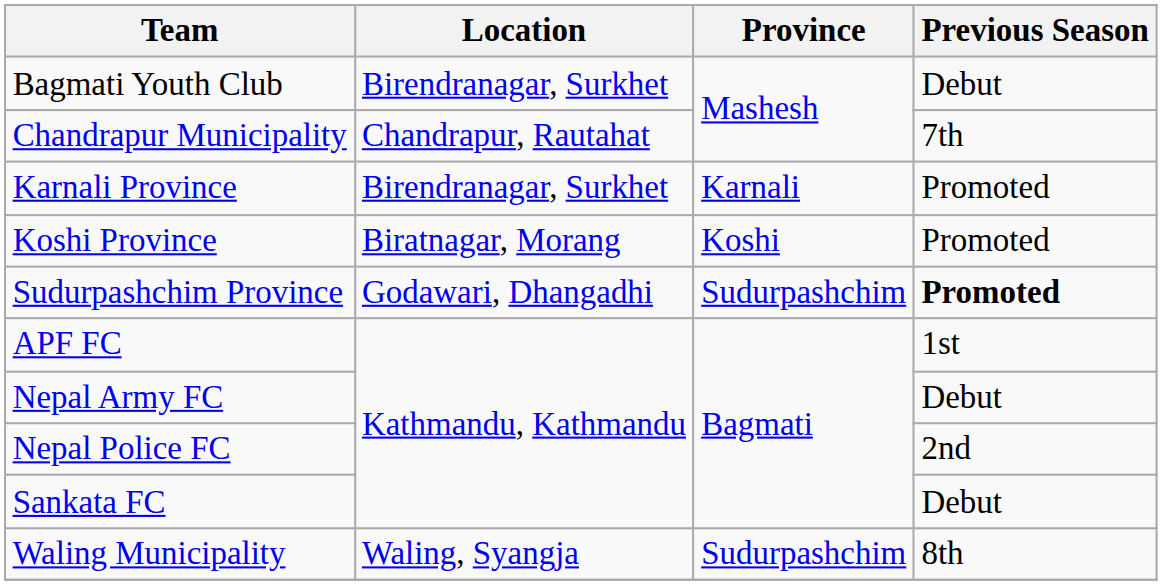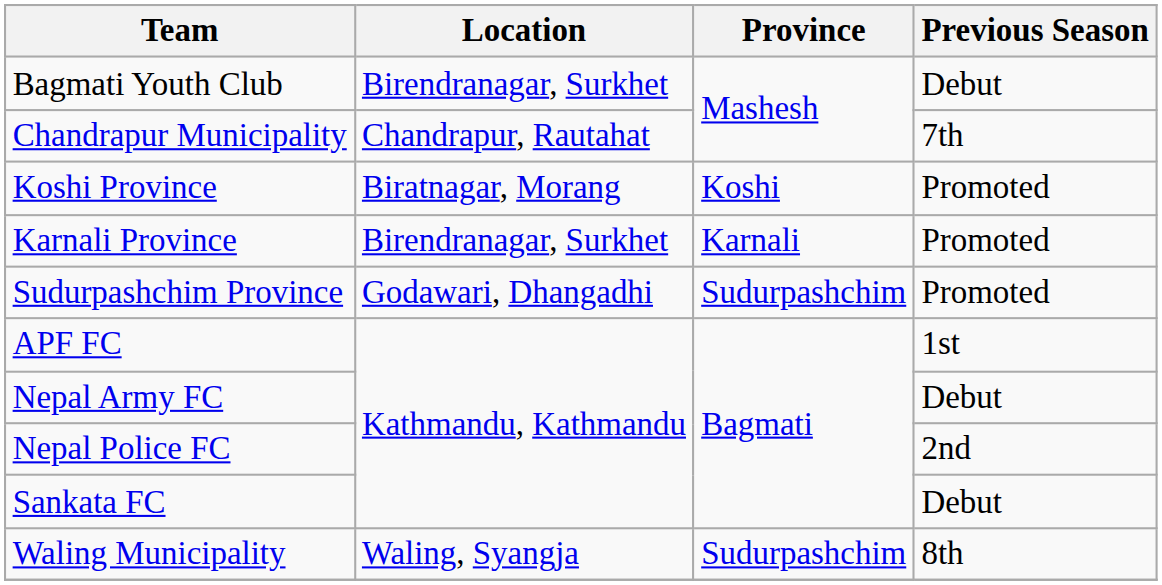rows swapped: (125, 187) <-> (115, 239)
(991, 291) bold -> (986, 291) normal
